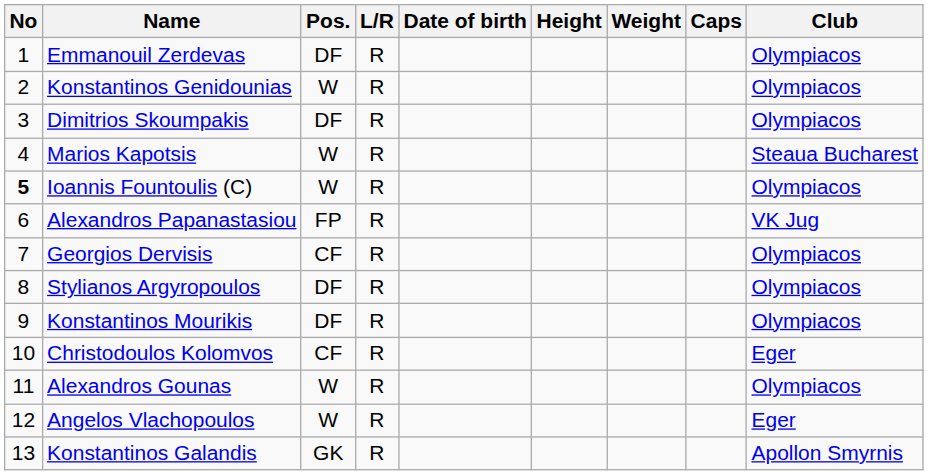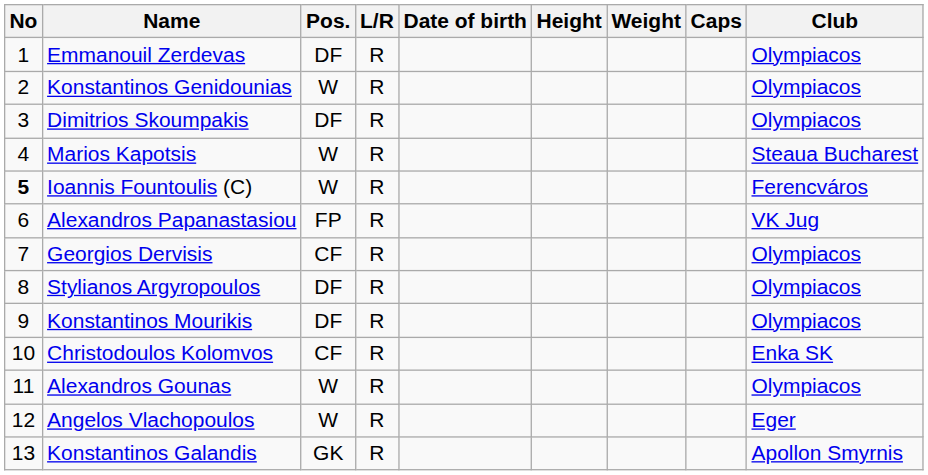(806, 187) Olympiacos -> (810, 187) Ferencváros
(774, 353) Eger -> (792, 353) Enka SK
